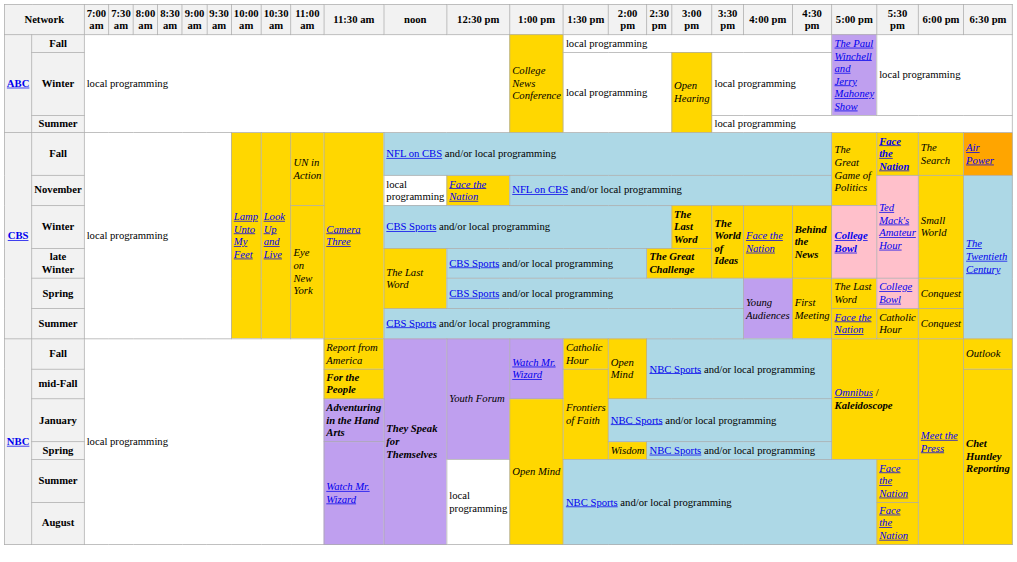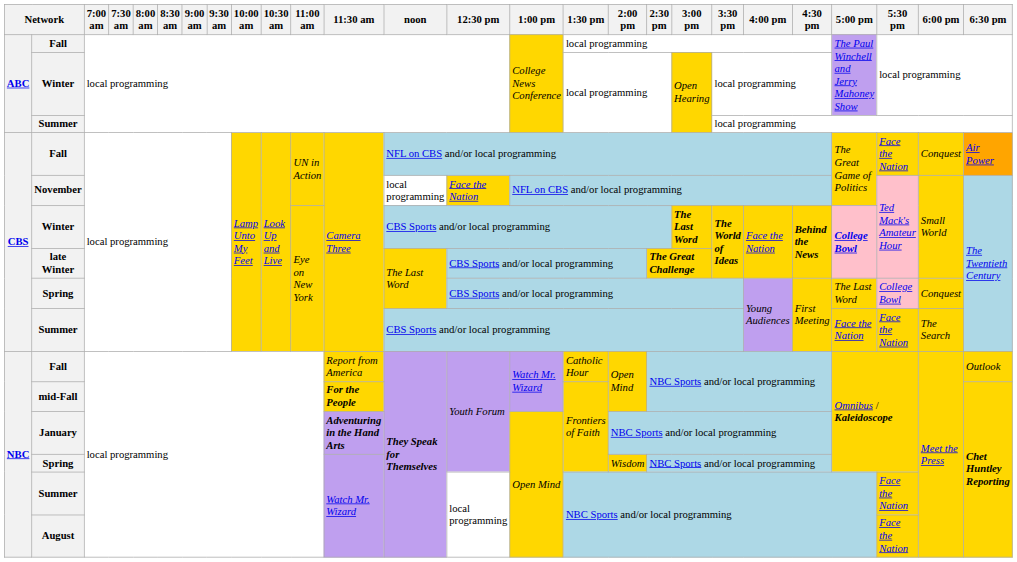(894, 154) bold -> (894, 154) normal
(935, 154) The Search -> (941, 154) Conquest
(897, 324) Catholic Hour -> (894, 330) Face the Nation
(941, 324) Conquest -> (935, 330) The Search
